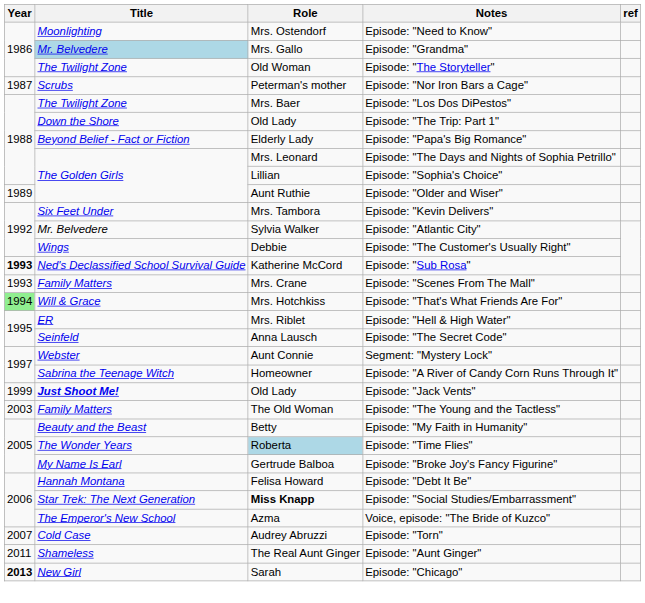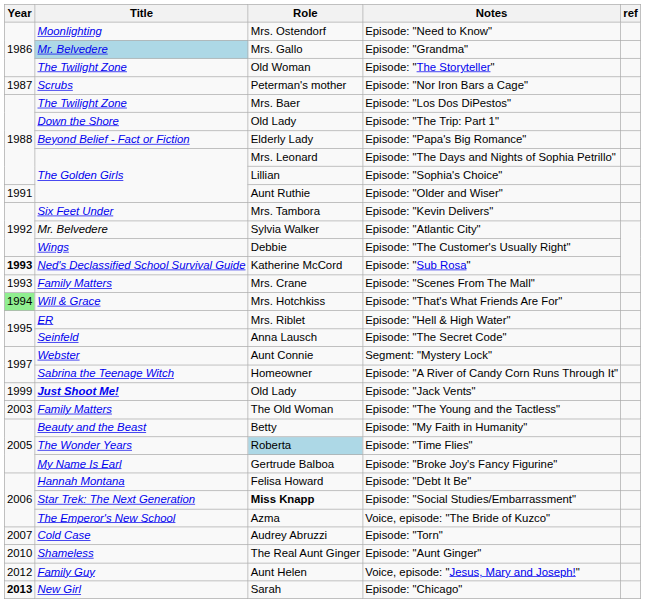(20, 193) 1989 -> (20, 193) 1991
(19, 553) 2011 -> (20, 553) 2010
+ row: (473, 572)
